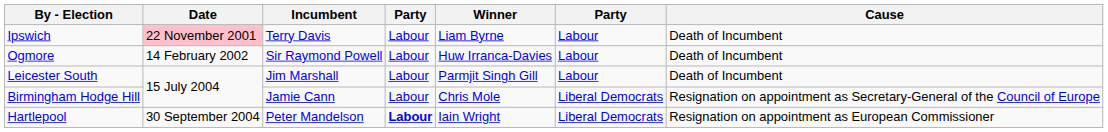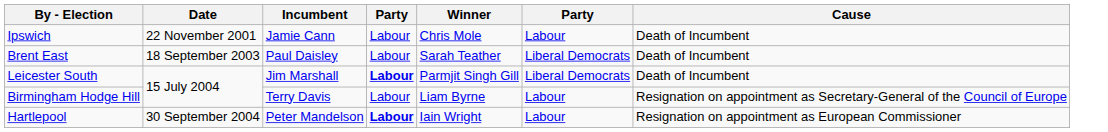(201, 35) pink background -> (201, 35) no background
(298, 35) Terry Davis -> (300, 35) Jamie Cann
(471, 35) Liam Byrne -> (451, 35) Chris Mole
- row: (31, 55)
+ row: (38, 55)
(409, 76) normal -> (392, 76) bold
(578, 76) Labour -> (578, 76) Liberal Democrats
(300, 96) Jamie Cann -> (298, 96) Terry Davis
(469, 96) Chris Mole -> (452, 96) Liam Byrne
(611, 96) Liberal Democrats -> (545, 96) Labour
(611, 117) Liberal Democrats -> (545, 117) Labour
